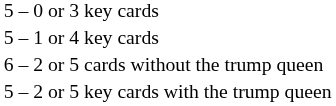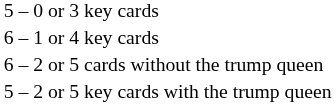(9, 37) 5 -> (9, 37) 6
